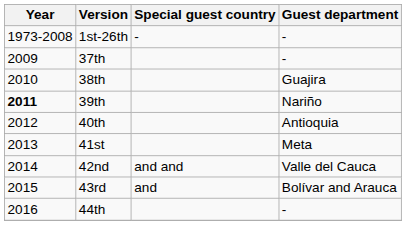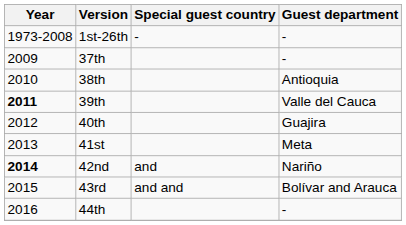(304, 79) Guajira -> (310, 79) Antioquia
(302, 101) Nariño -> (329, 101) Valle del Cauca
(310, 123) Antioquia -> (304, 123) Guajira
(23, 166) normal -> (23, 166) bold
(159, 166) and and -> (146, 166) and
(329, 166) Valle del Cauca -> (302, 166) Nariño
(146, 187) and -> (159, 187) and and
